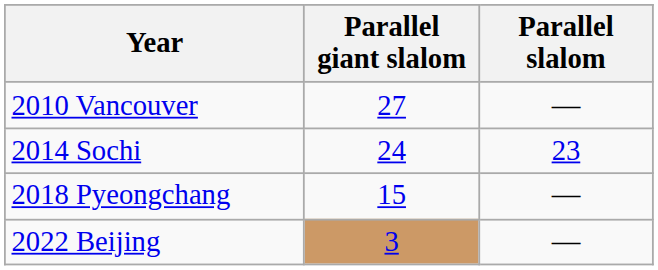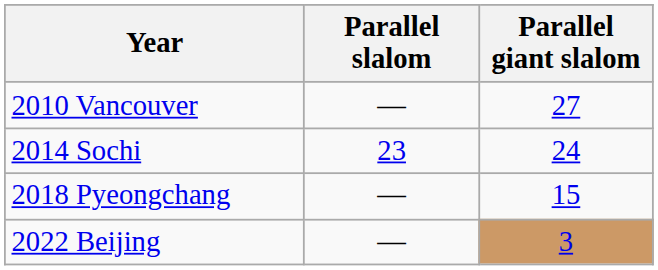columns swapped: (392, 43) <-> (566, 43)
